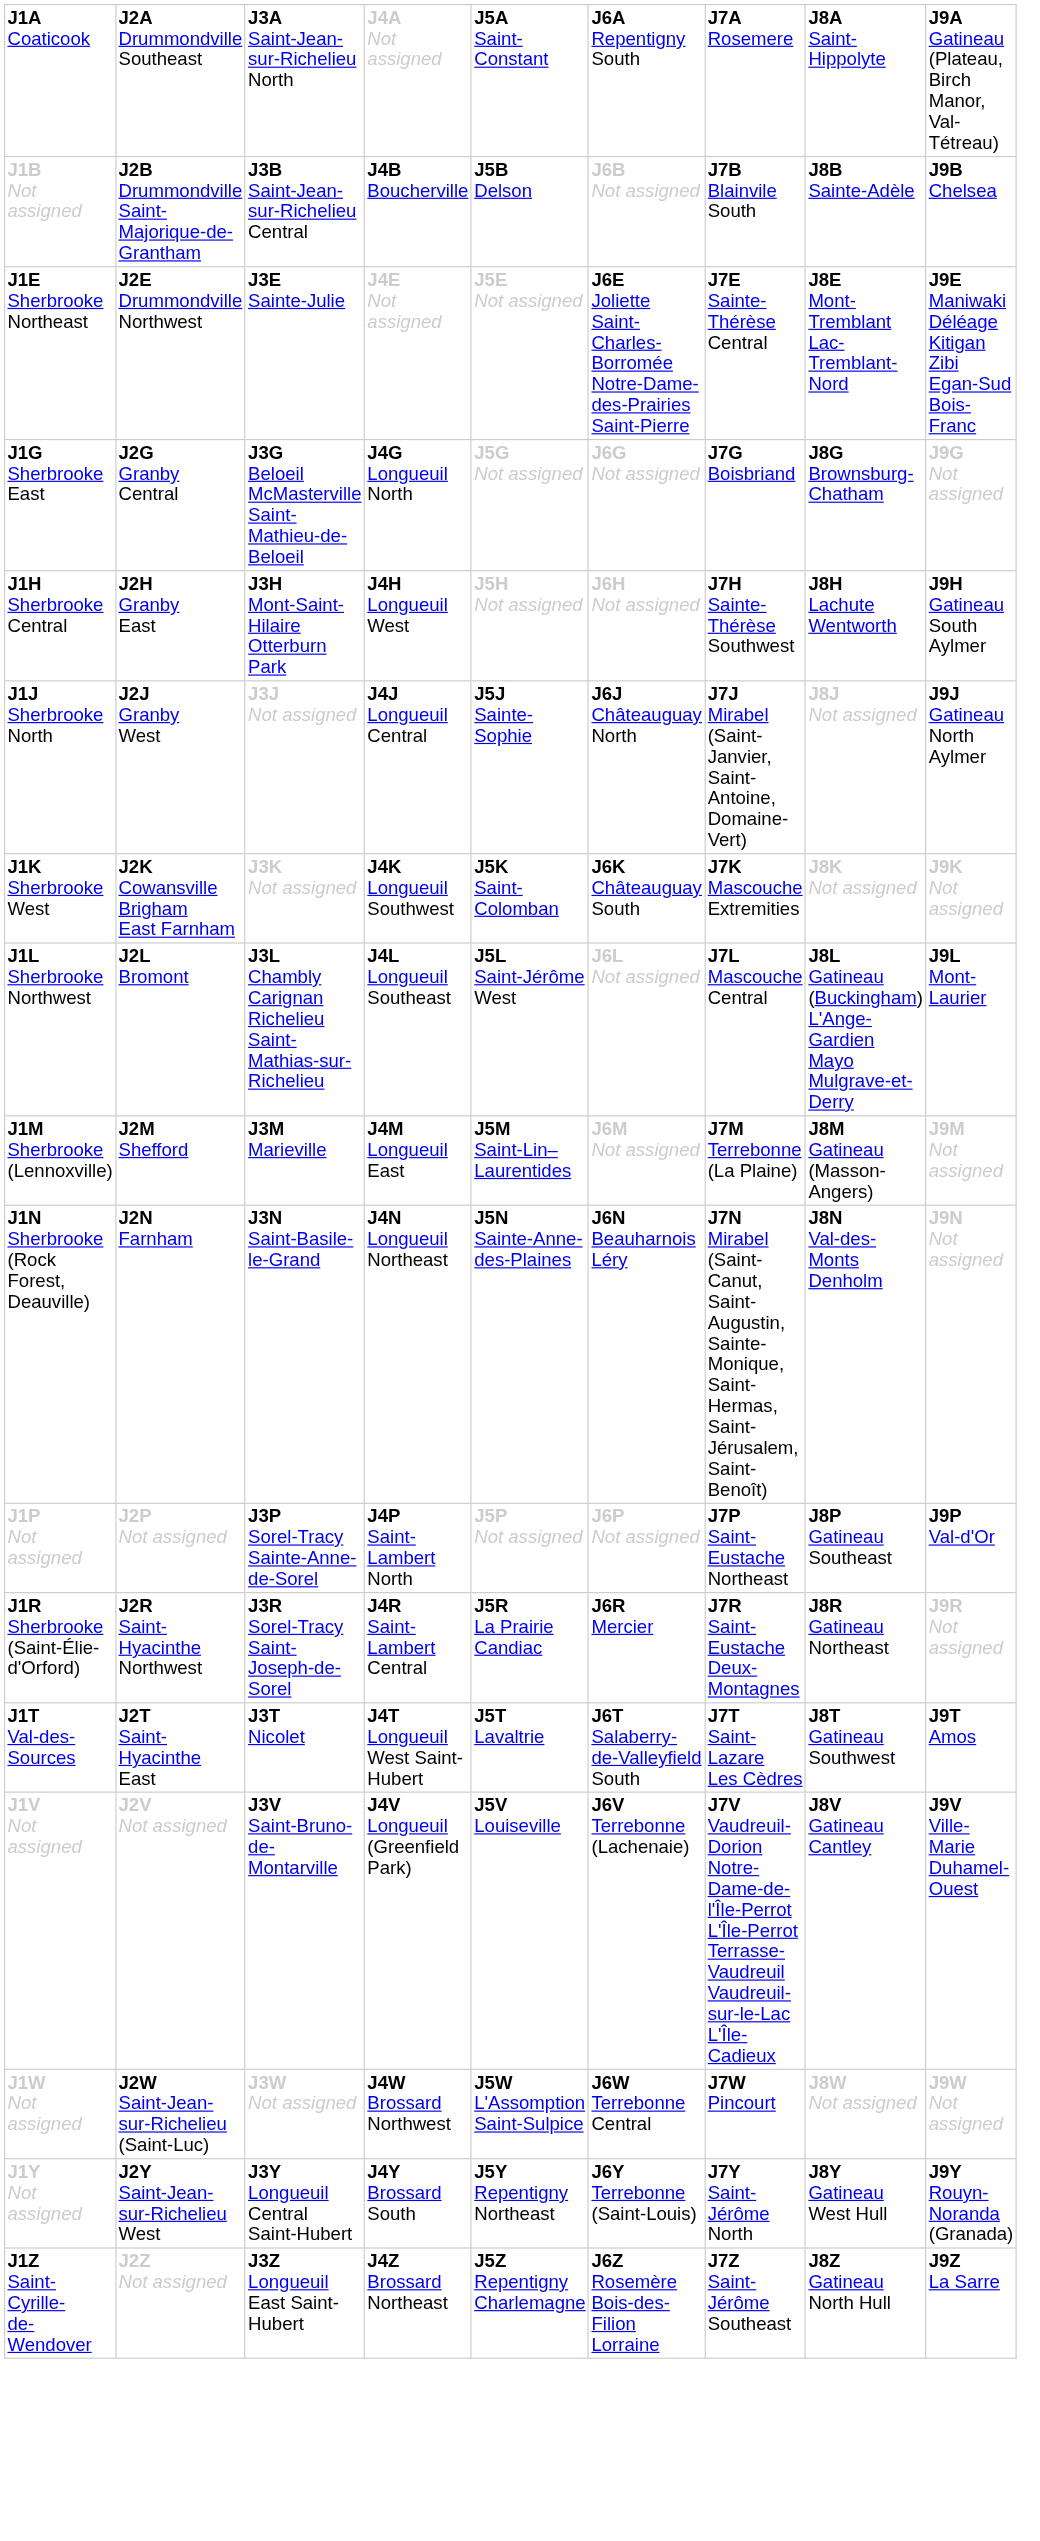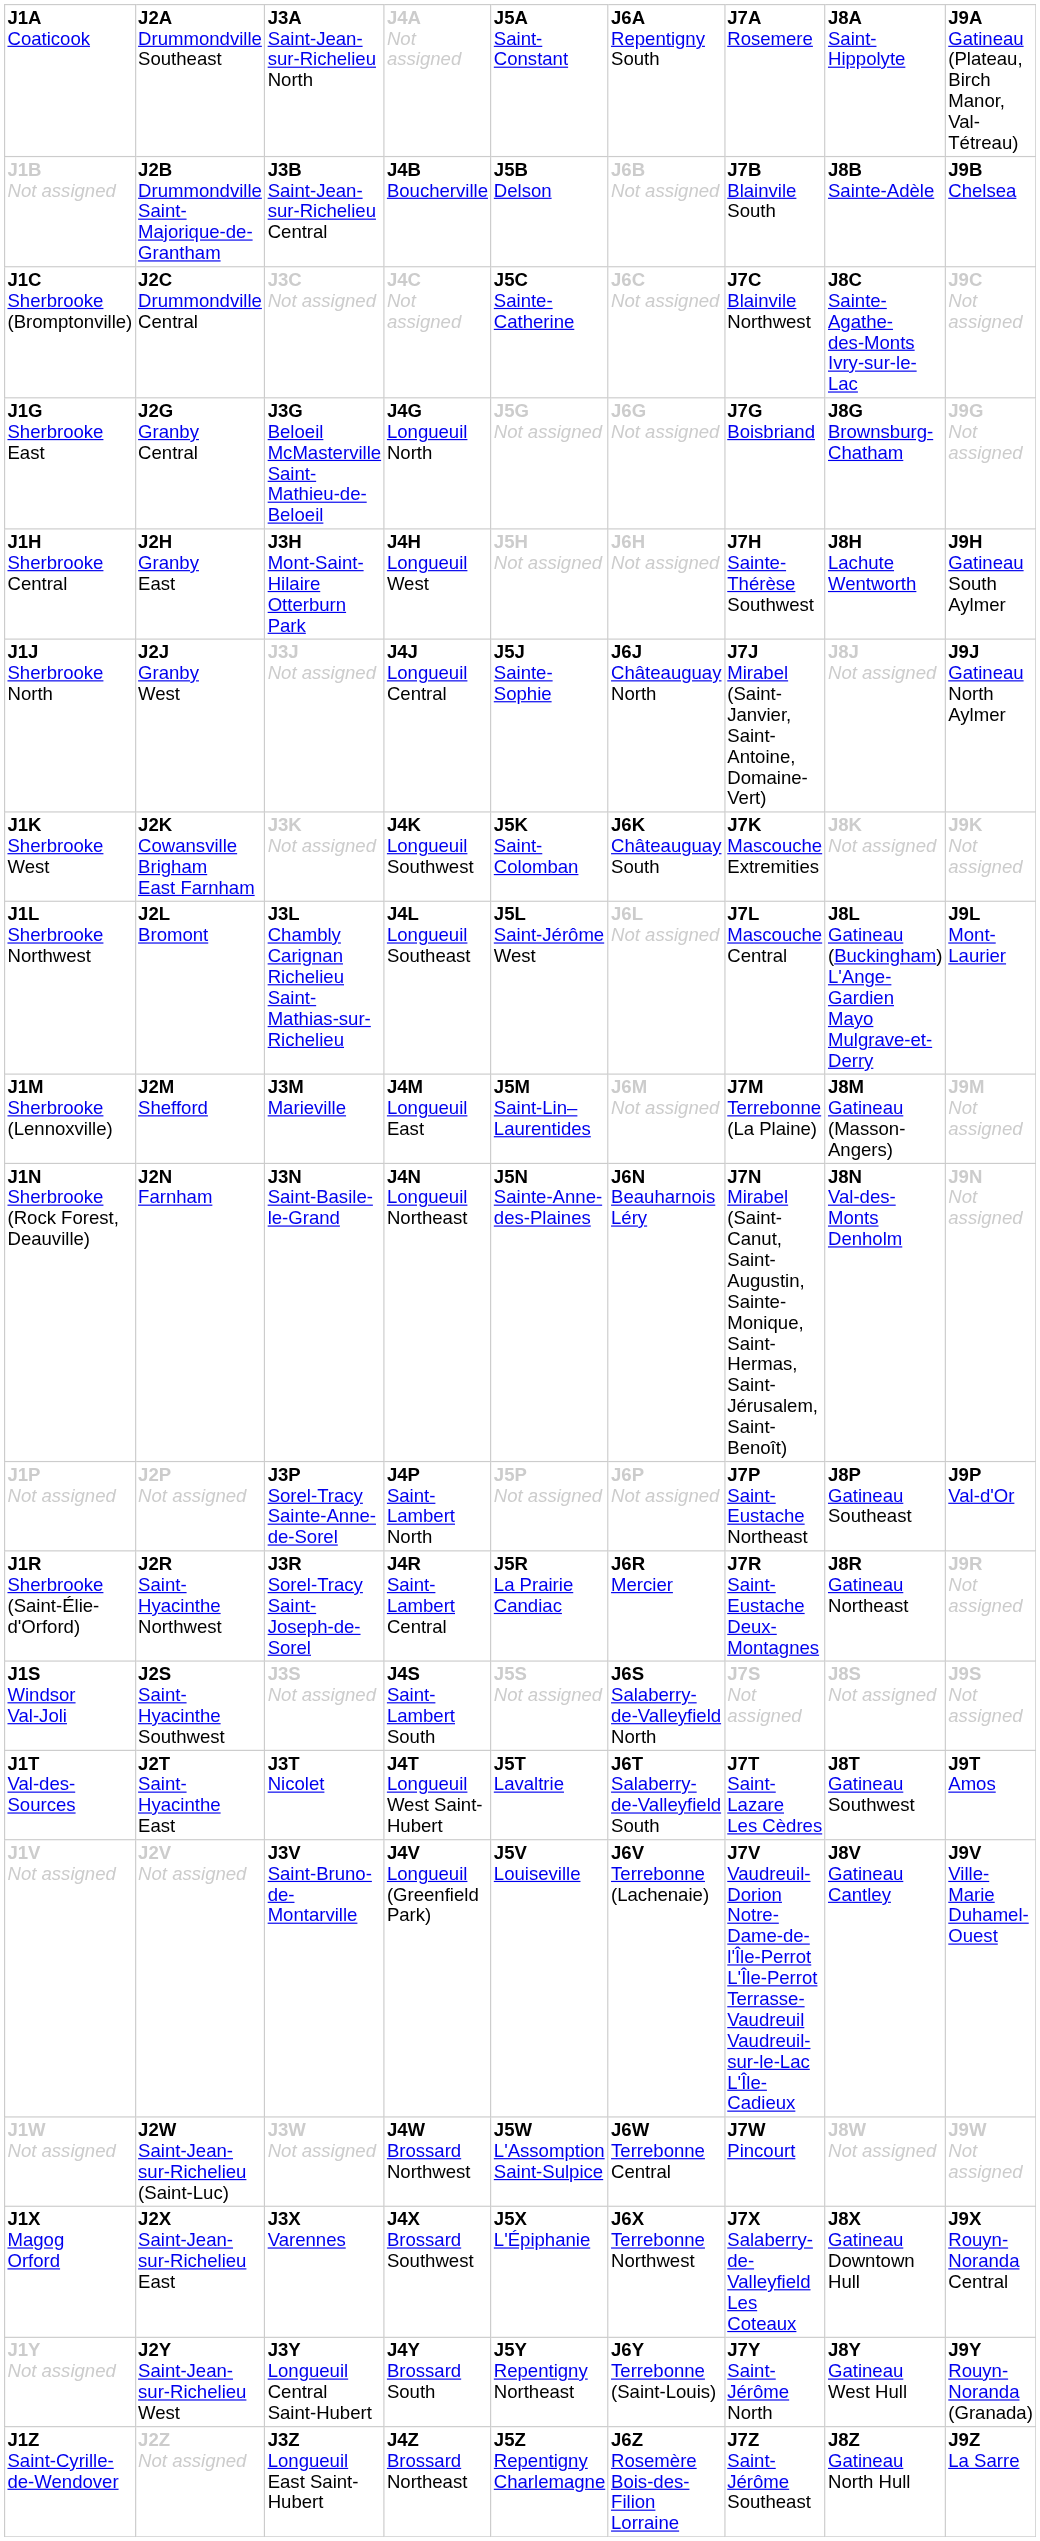+ row: (70, 300)
- row: (55, 300)
+ row: (42, 1695)
+ row: (36, 2240)
